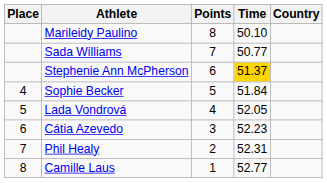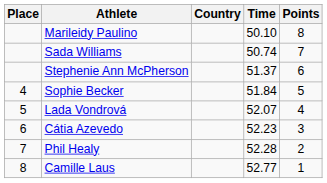columns swapped: (296, 14) <-> (213, 14)
(252, 52) 50.77 -> (262, 52) 50.74
(252, 71) gold background -> (262, 71) no background
(252, 110) 52.05 -> (262, 110) 52.07
(252, 149) 52.31 -> (262, 149) 52.28
